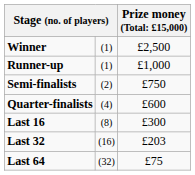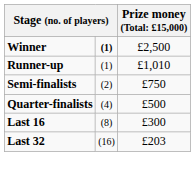(107, 47) normal -> (107, 46) bold
(154, 65) £1,000 -> (154, 65) £1,010
(154, 103) £600 -> (154, 103) £500
- row: (26, 160)
